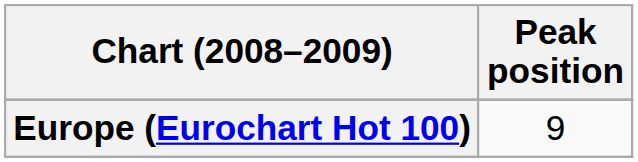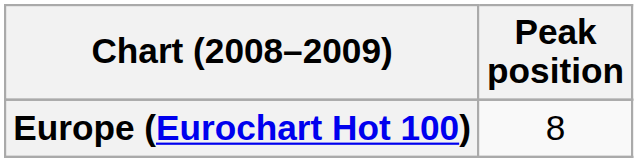(556, 127) 9 -> (556, 127) 8
